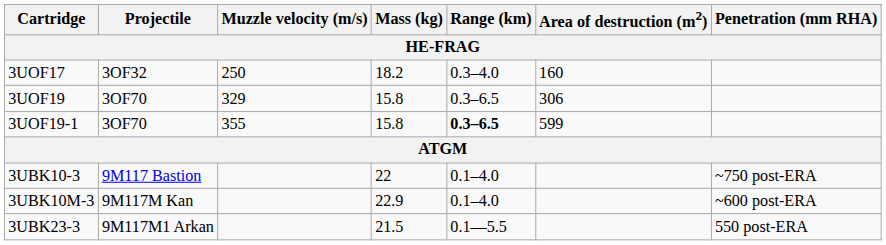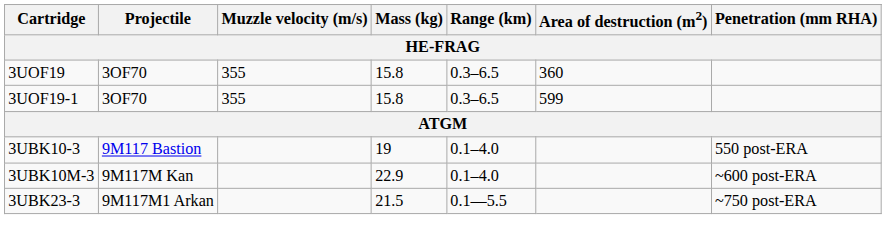- row: (37, 72)
(234, 98) 329 -> (234, 72) 355
(551, 98) 306 -> (551, 72) 360
(475, 124) bold -> (475, 98) normal
(383, 175) 22 -> (383, 149) 19
(766, 175) ~750 post-ERA -> (761, 149) 550 post-ERA
(761, 226) 550 post-ERA -> (766, 201) ~750 post-ERA
